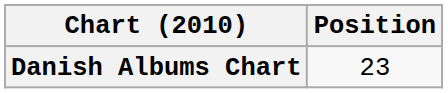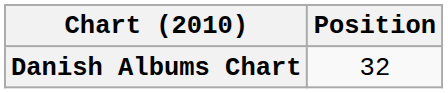(375, 67) 23 -> (375, 67) 32
